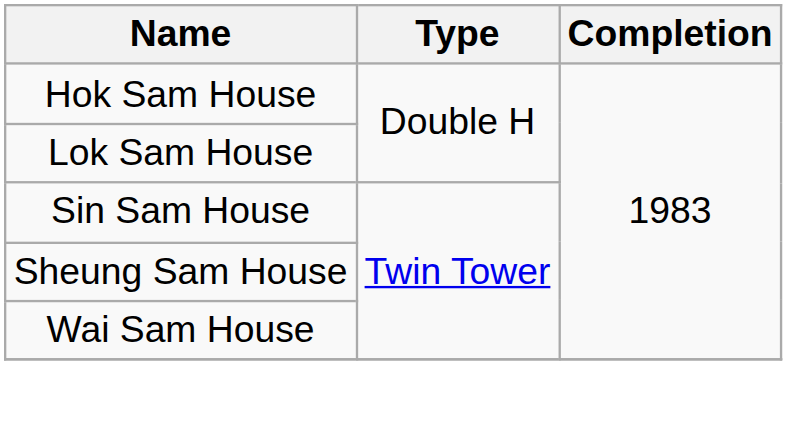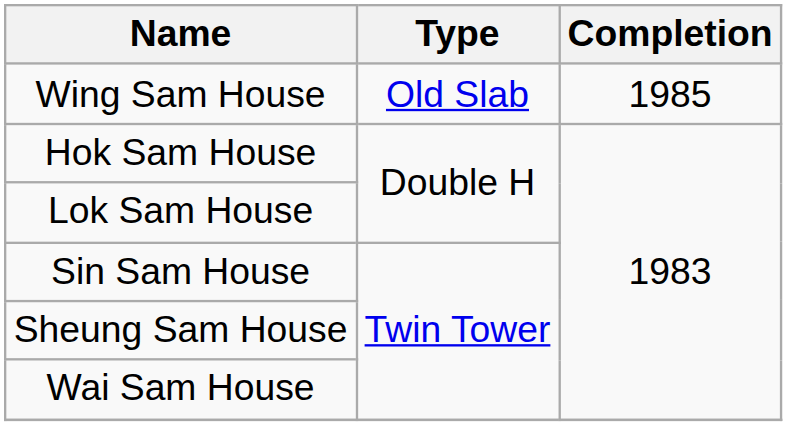+ row: (181, 93)
